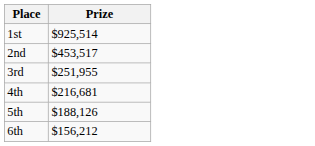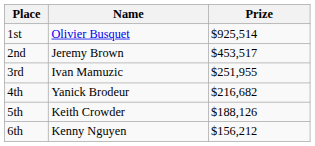+ column: (128, 14)
(75, 92) $216,681 -> (234, 92) $216,682
